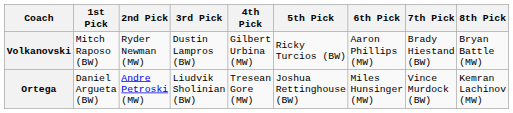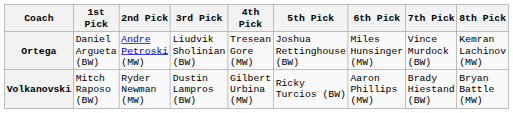rows swapped: (39, 51) <-> (39, 89)
